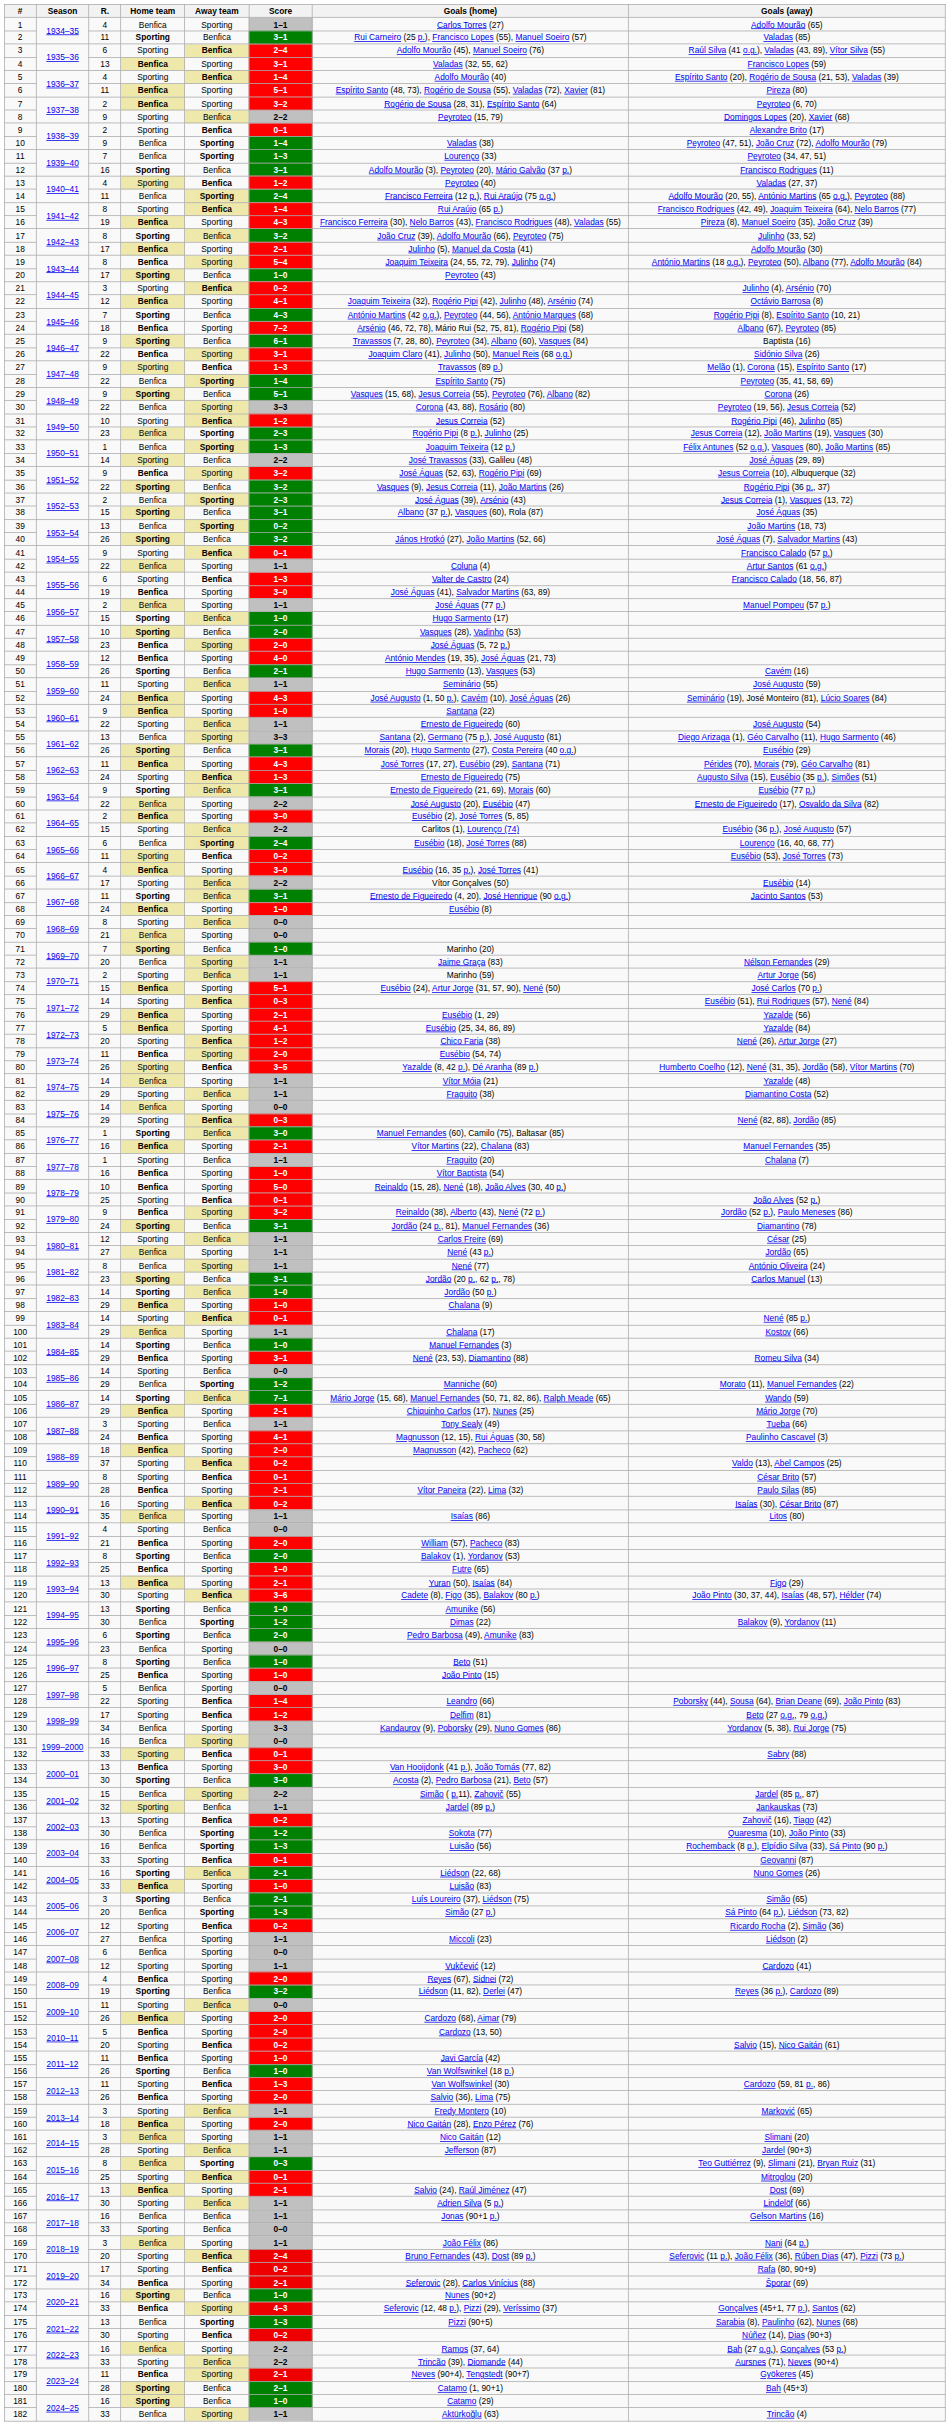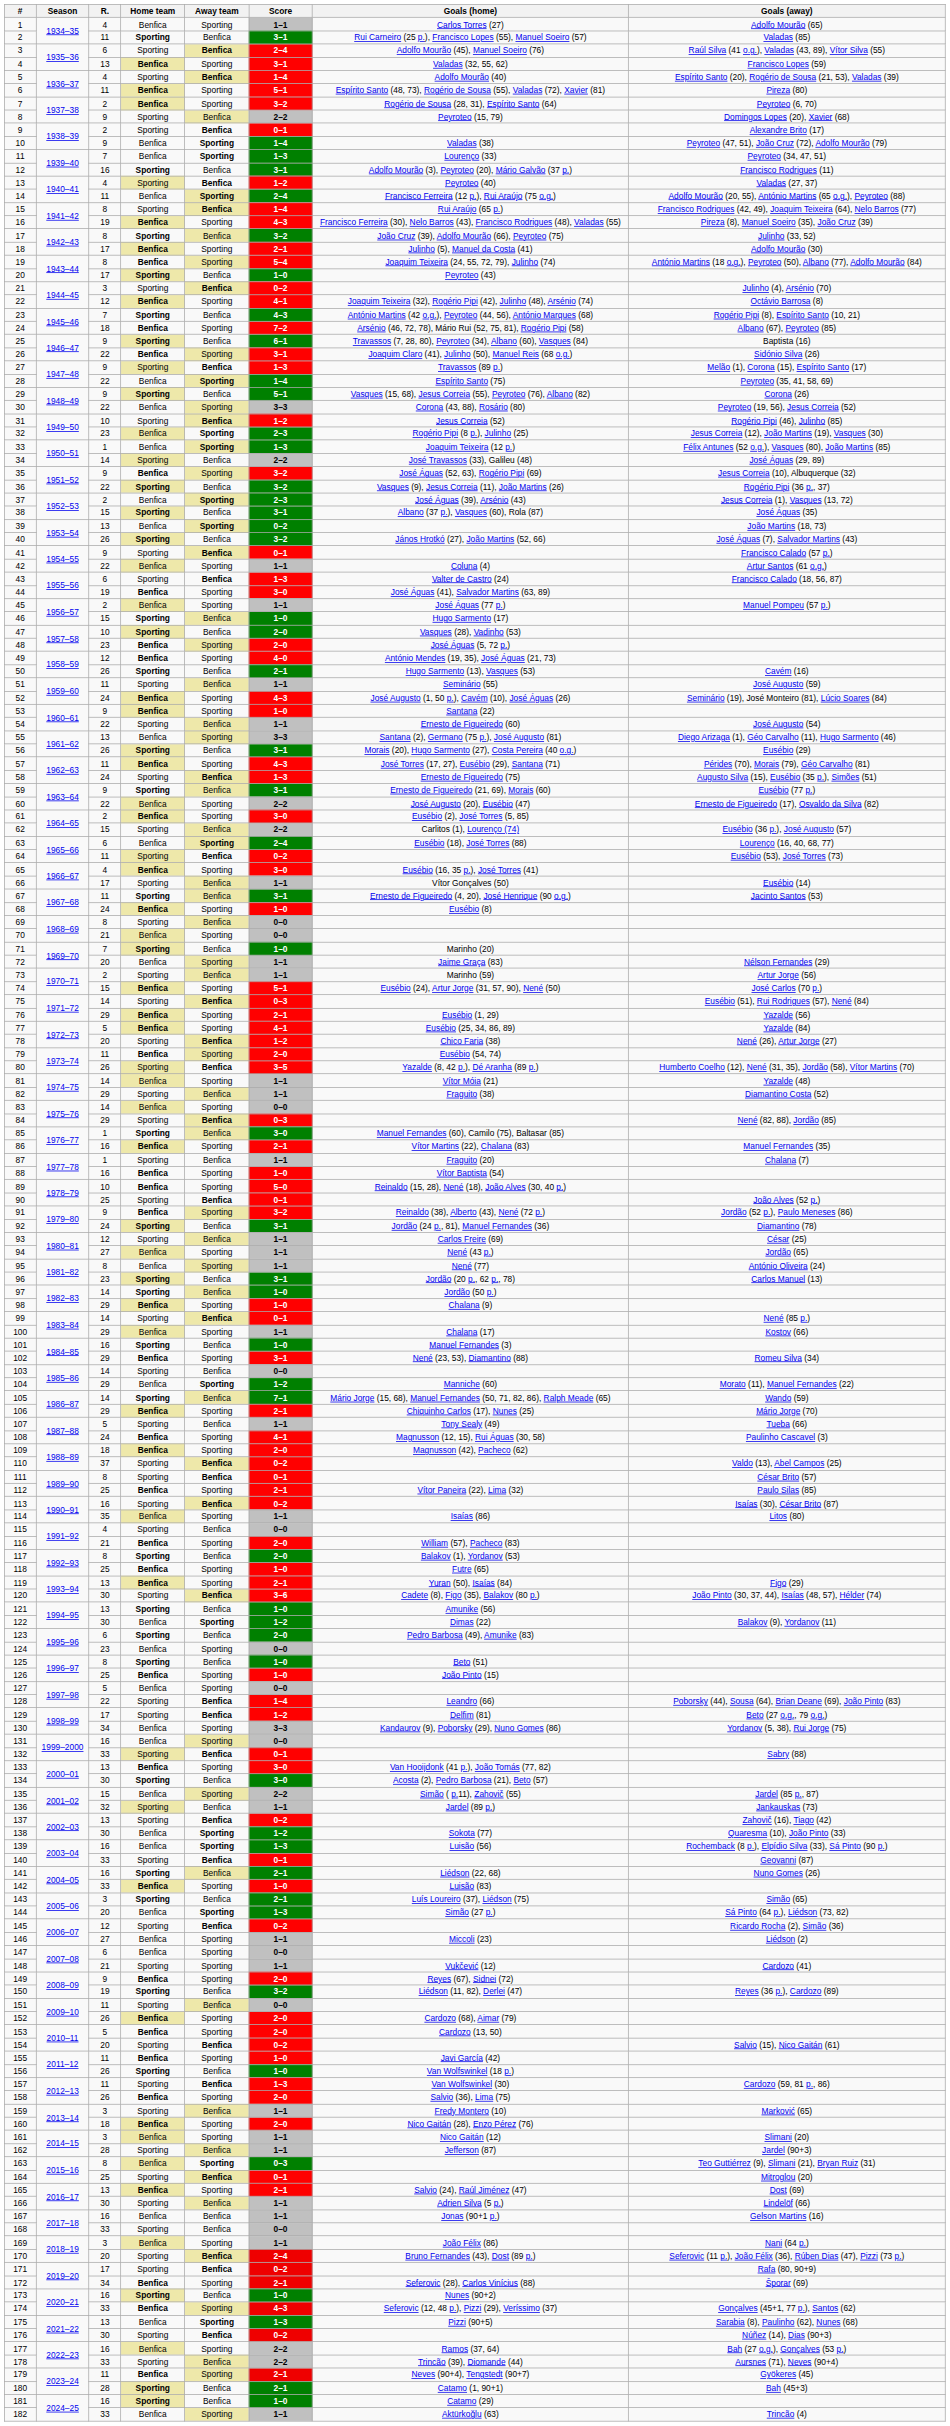(281, 883) 2–2 -> (281, 883) 1–1
(105, 1345) 14 -> (105, 1345) 16
(105, 1424) 3 -> (105, 1424) 5
(105, 1490) 28 -> (105, 1490) 25
(105, 1965) 12 -> (105, 1965) 21
(105, 1979) 4 -> (105, 1979) 9
